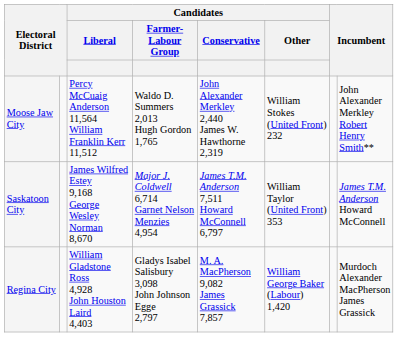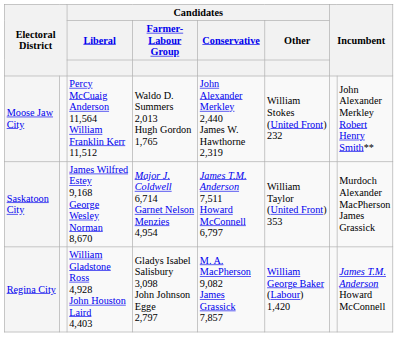(363, 204) James T.M. Anderson Howard McConnell -> (365, 204) Murdoch Alexander MacPherson James Grassick
(365, 289) Murdoch Alexander MacPherson James Grassick -> (363, 289) James T.M. Anderson Howard McConnell
